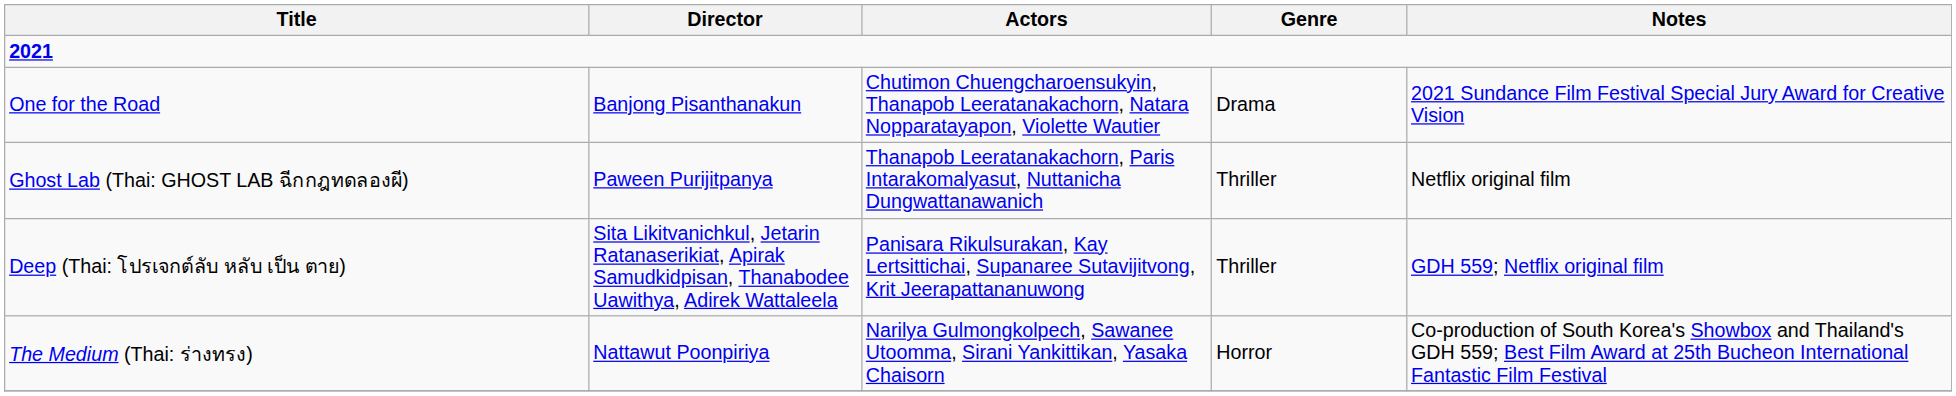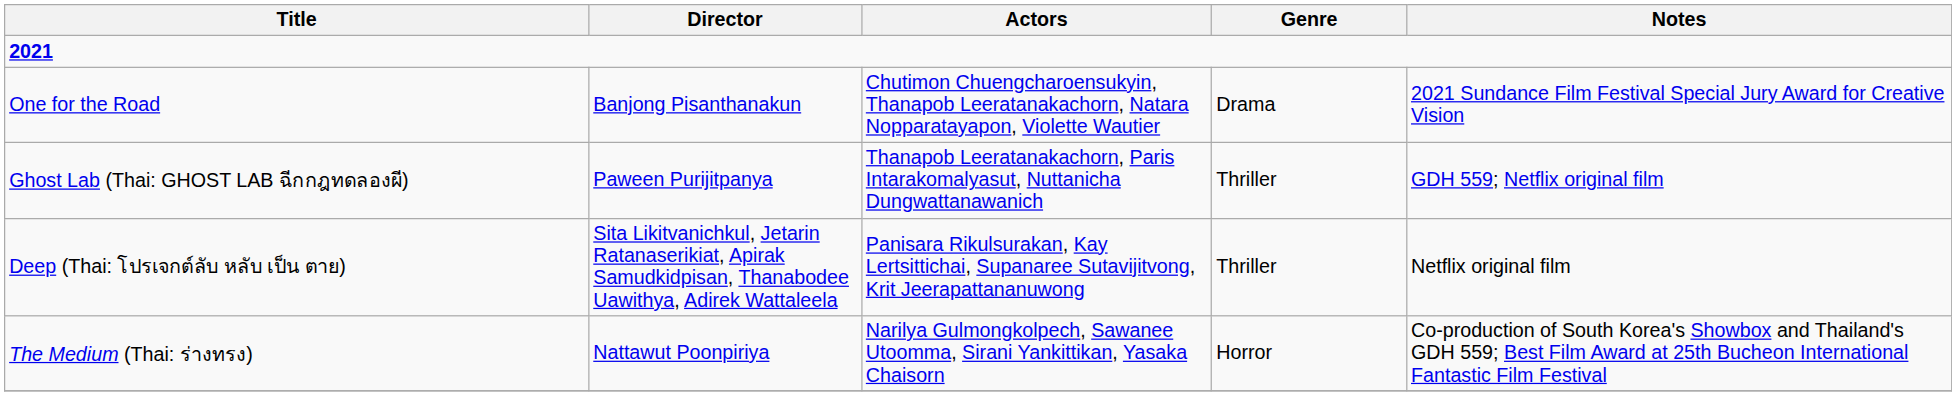(1491, 180) Netflix original film -> (1537, 180) GDH 559; Netflix original film
(1537, 266) GDH 559; Netflix original film -> (1491, 266) Netflix original film
